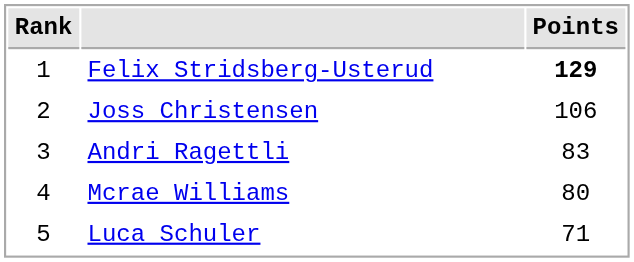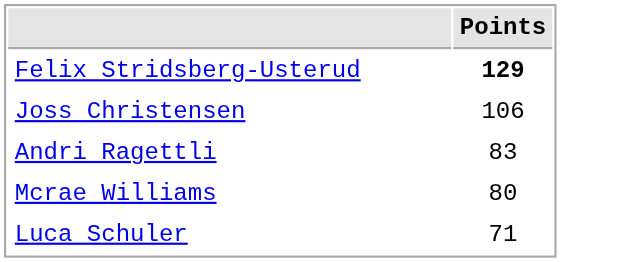- column: (44, 28)
